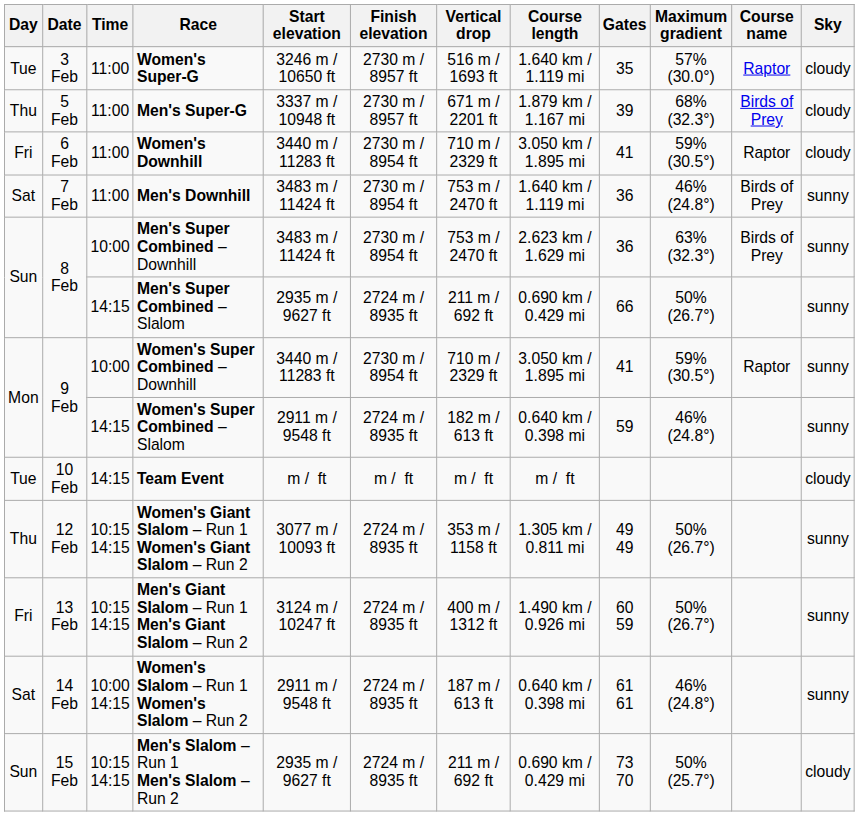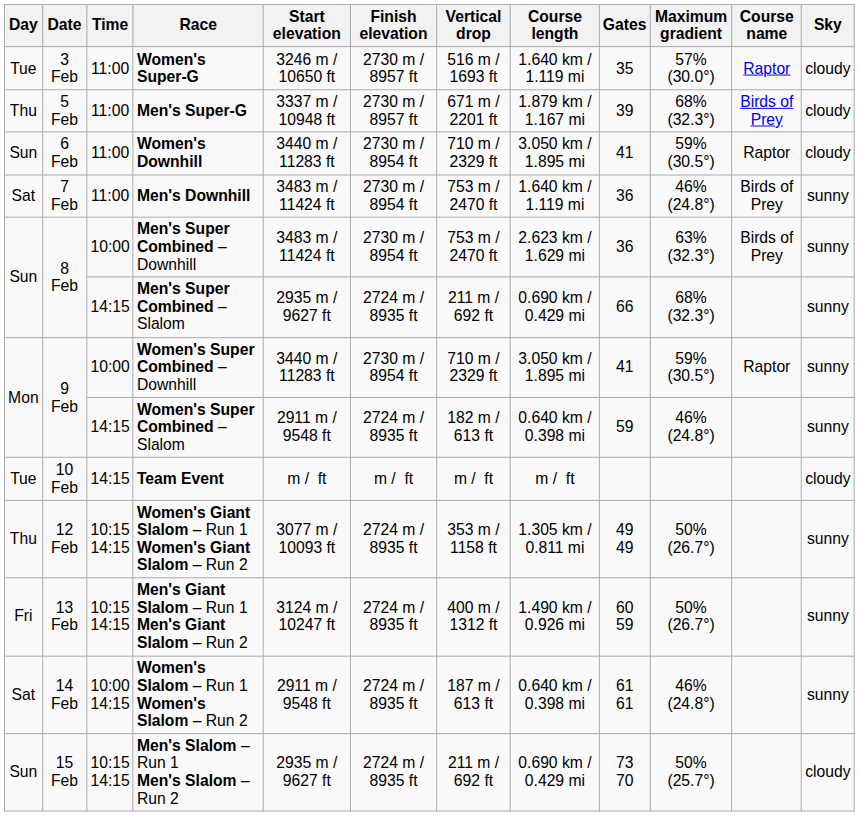(23, 153) Fri -> (23, 153) Sun
(691, 307) 50% (26.7°) -> (691, 307) 68% (32.3°)
